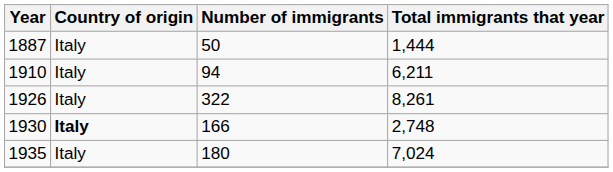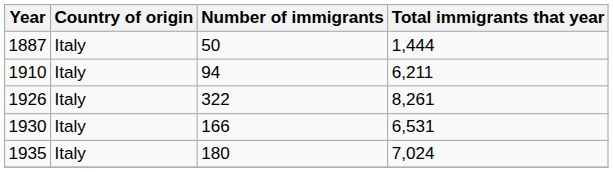(72, 126) bold -> (70, 126) normal
(413, 126) 2,748 -> (413, 126) 6,531
